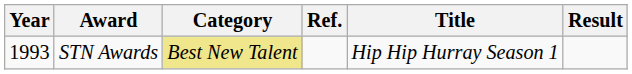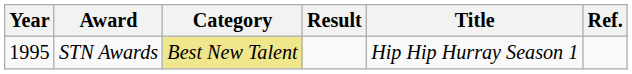columns swapped: (595, 20) <-> (325, 20)
(29, 52) 1993 -> (29, 52) 1995
